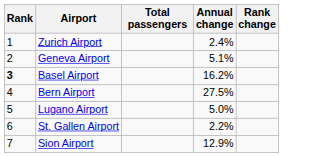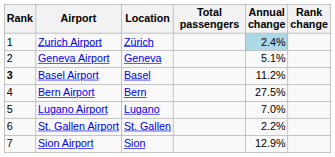+ column: (147, 19)
(221, 42) no background -> (273, 42) lightblue background
(218, 76) 16.2% -> (271, 76) 11.2%
(221, 110) 5.0% -> (273, 110) 7.0%
